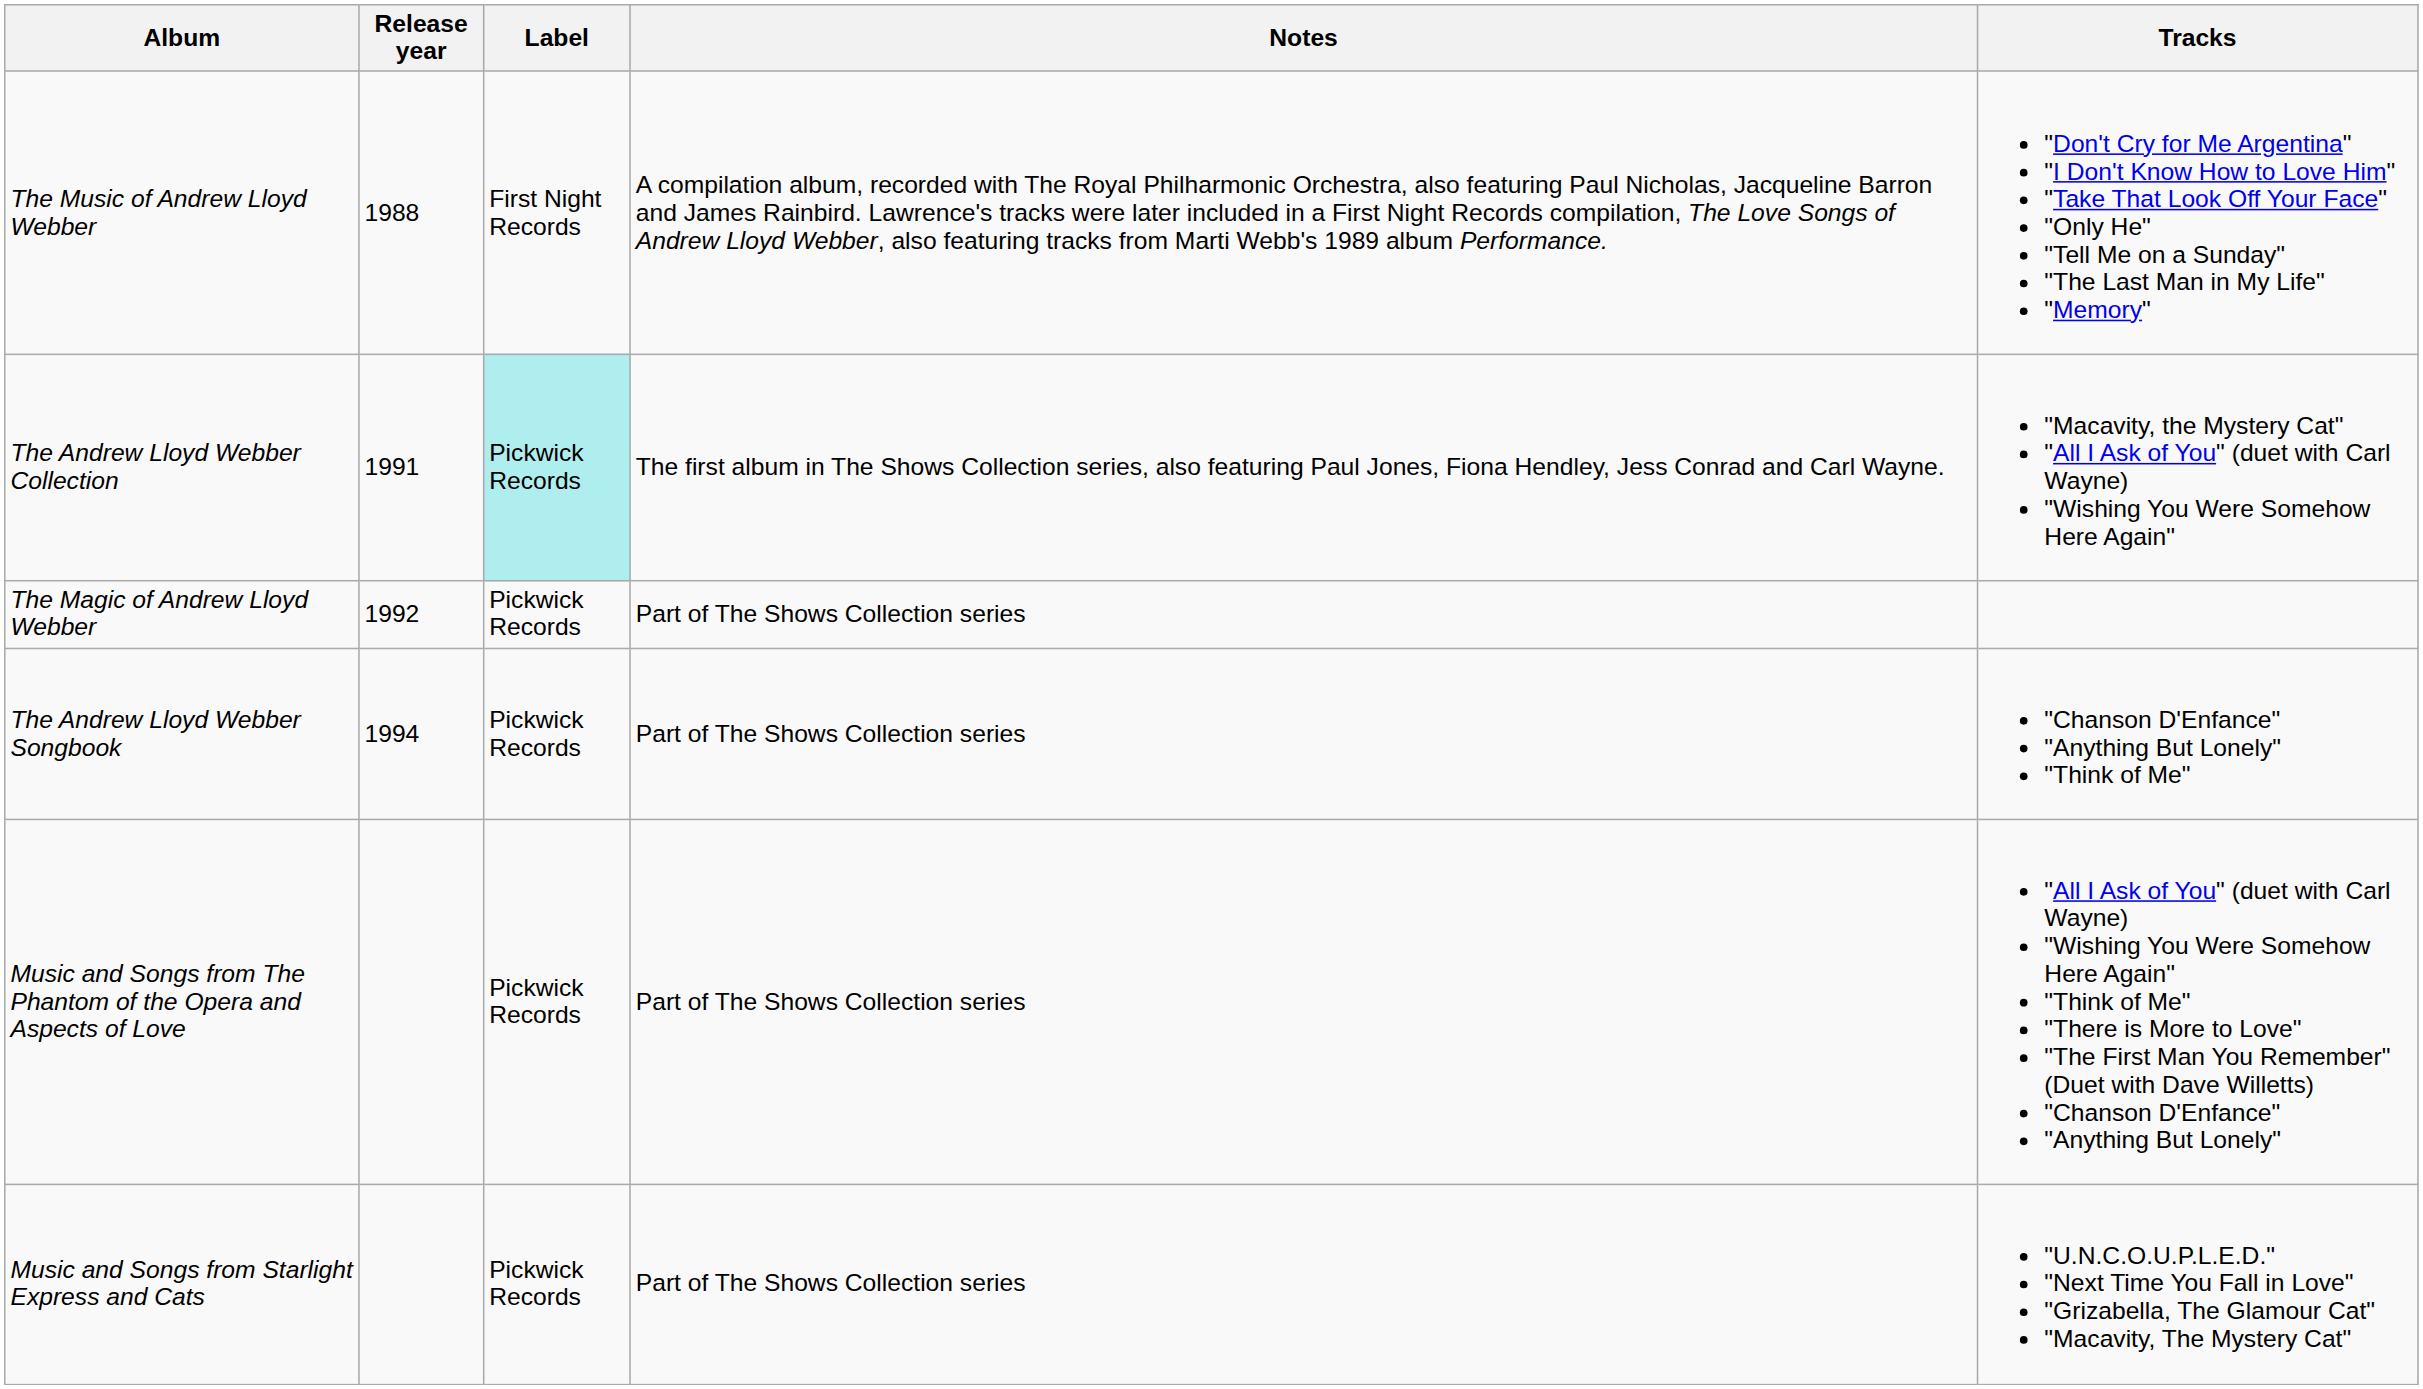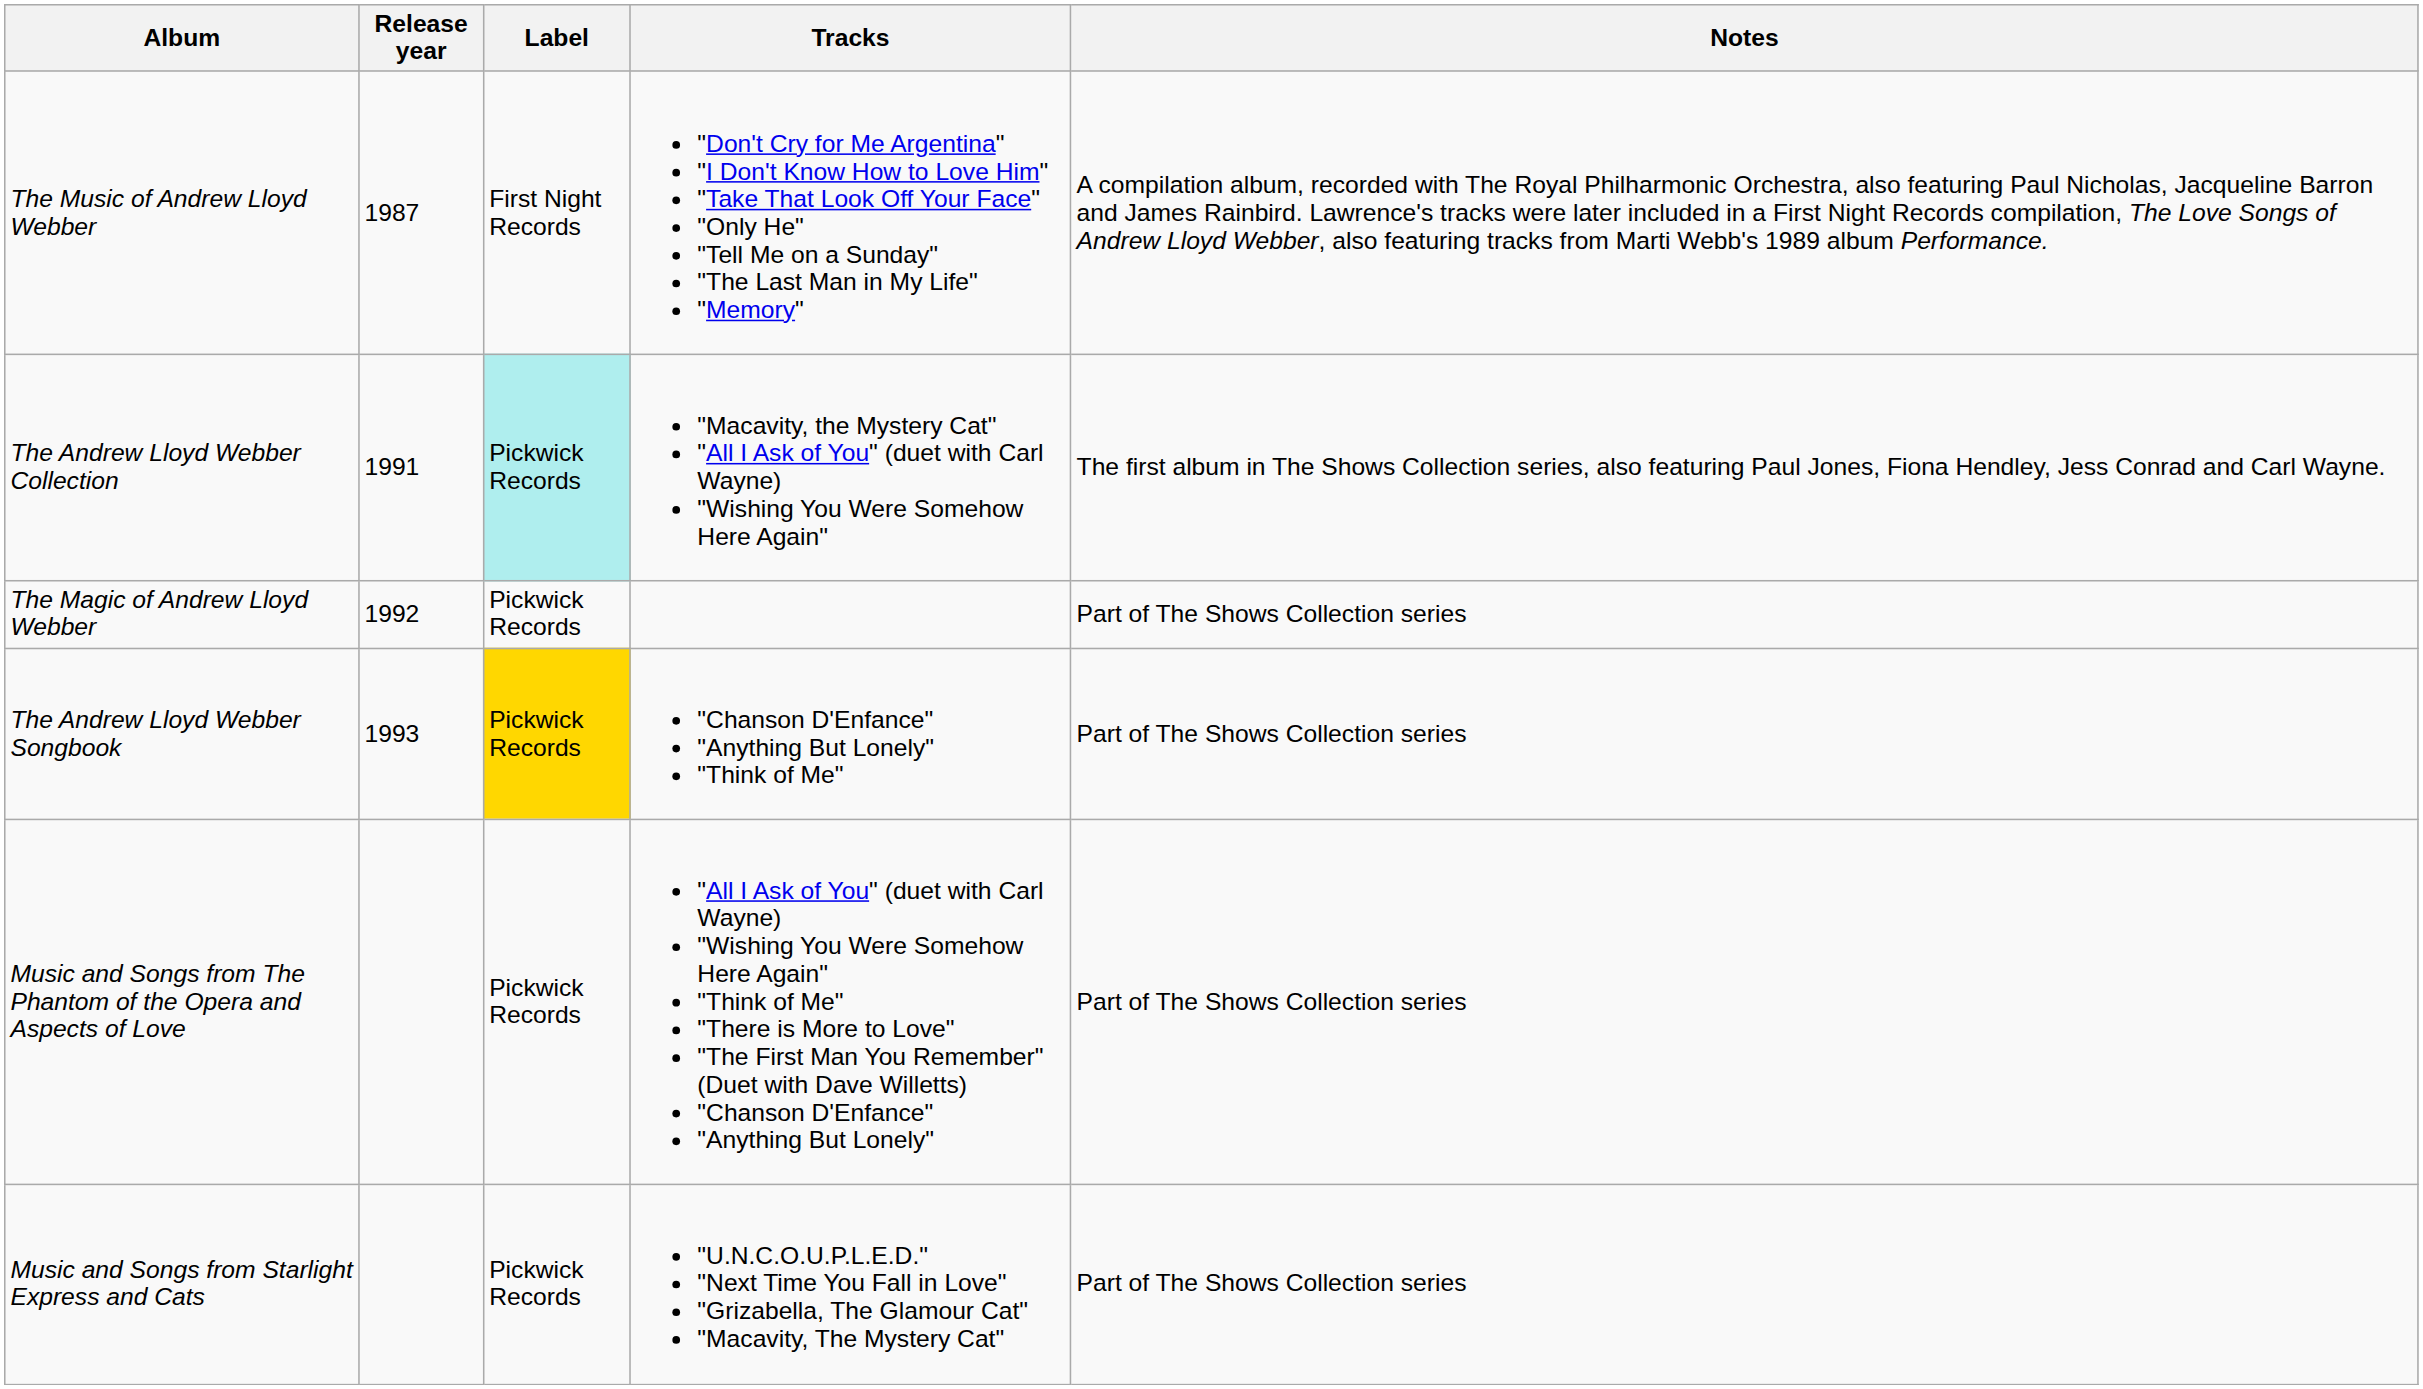columns swapped: (1304, 37) <-> (2197, 37)
(392, 212) 1988 -> (392, 212) 1987
(392, 733) 1994 -> (392, 733) 1993
(536, 733) no background -> (536, 733) gold background
